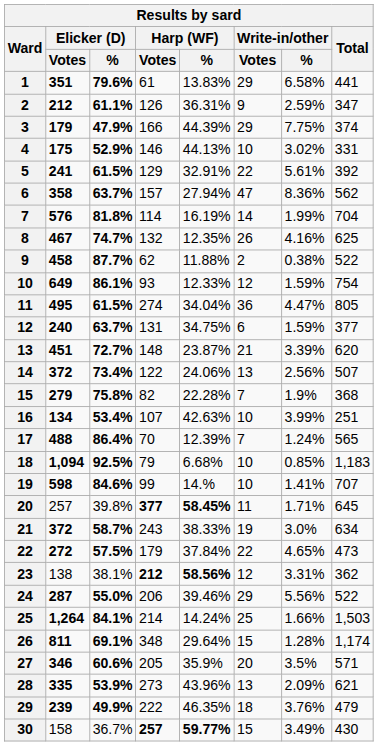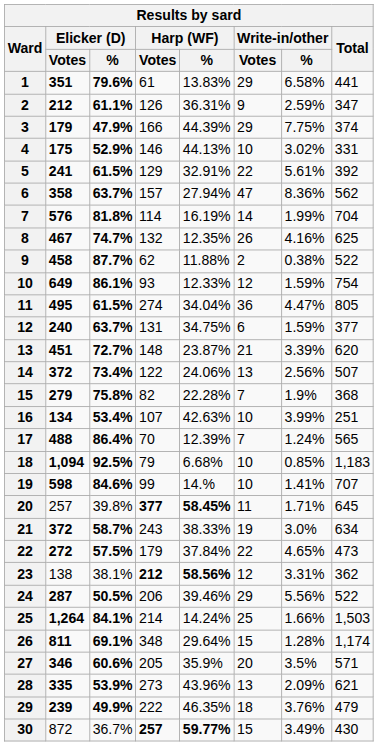(113, 596) 55.0% -> (113, 596) 50.5%
(61, 730) 158 -> (61, 730) 872
